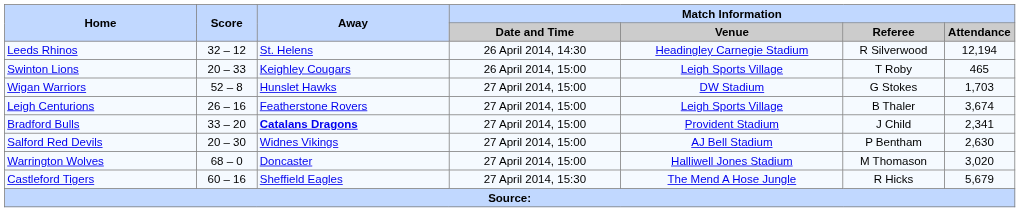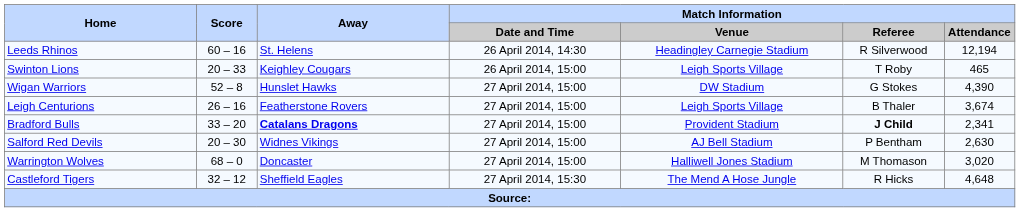(227, 50) 32 – 12 -> (227, 50) 60 – 16
(979, 87) 1,703 -> (979, 87) 4,390
(894, 124) normal -> (894, 124) bold
(227, 179) 60 – 16 -> (227, 179) 32 – 12
(979, 179) 5,679 -> (979, 179) 4,648
